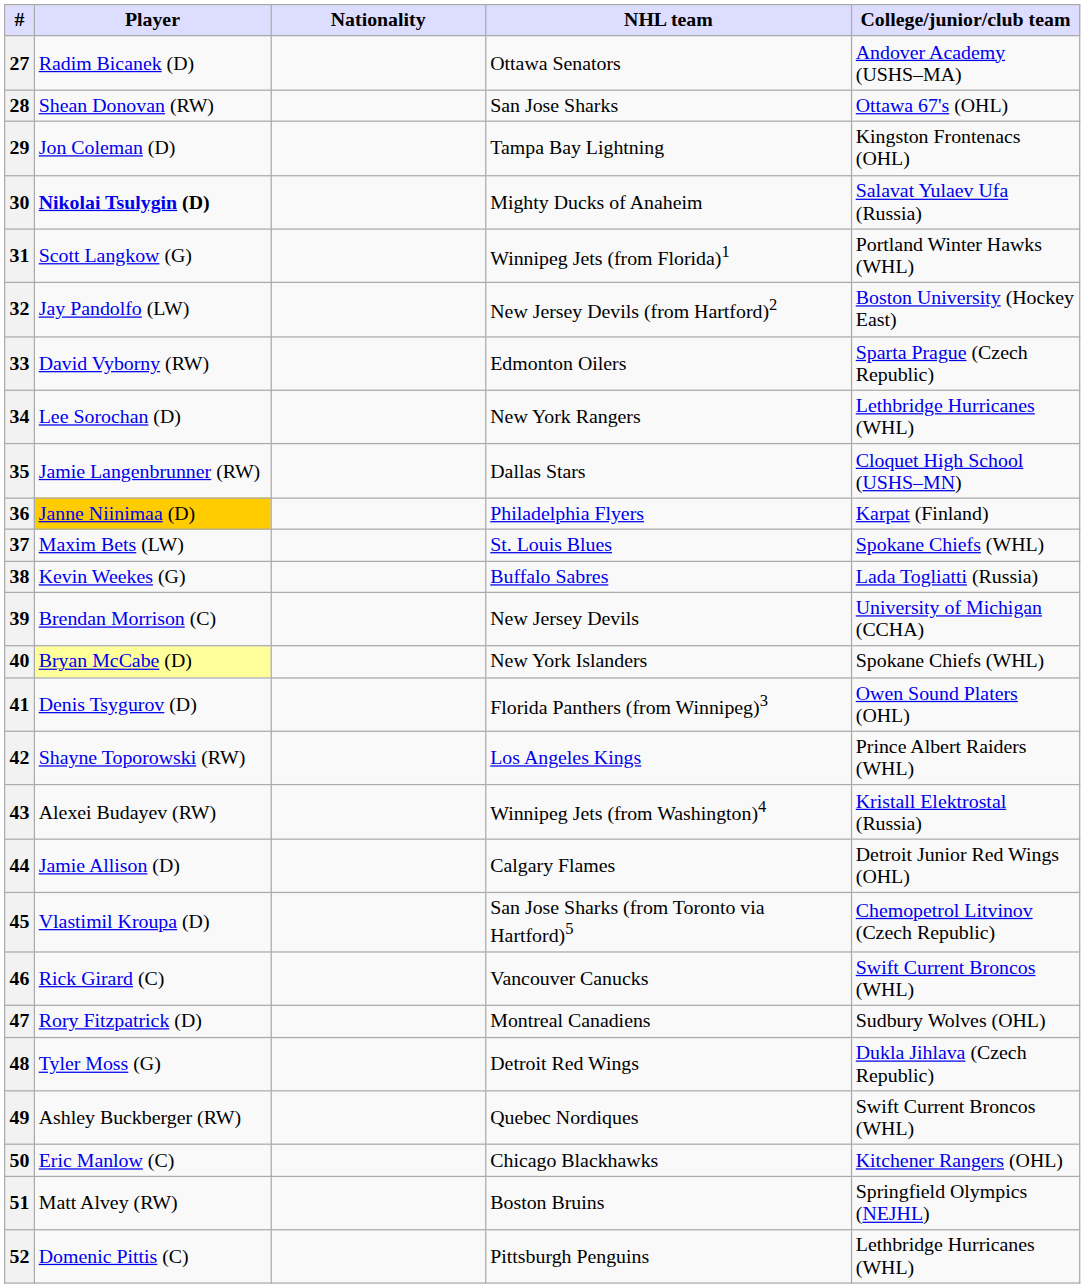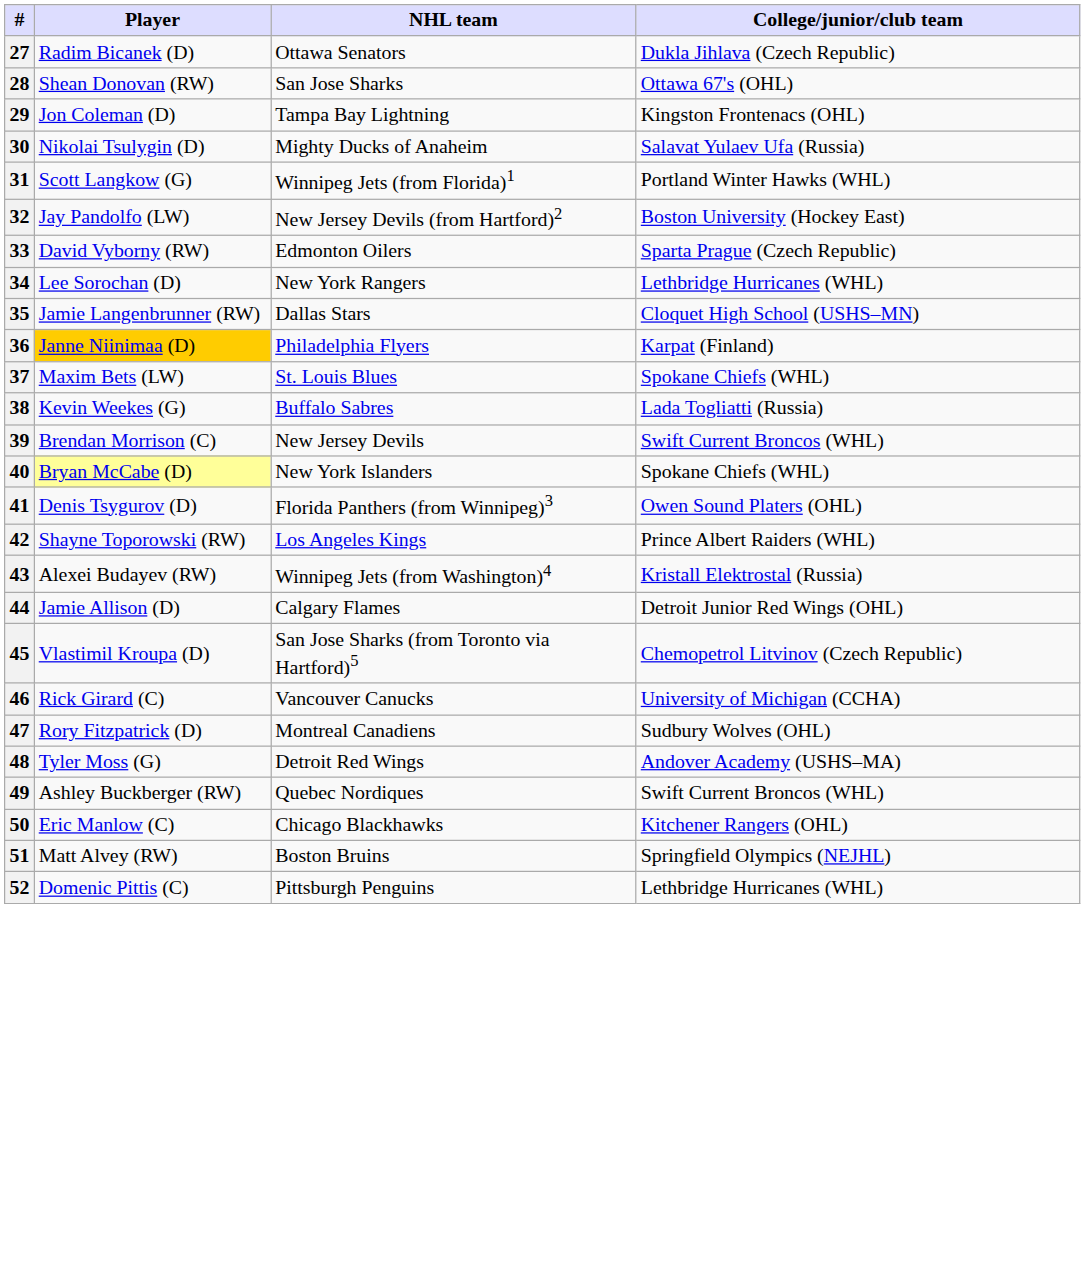- column: (378, 20)
(930, 62) Andover Academy (USHS–MA) -> (768, 51) Dukla Jihlava (Czech Republic)
(124, 201) bold -> (122, 146) normal
(949, 618) University of Michigan (CCHA) -> (762, 440) Swift Current Broncos (WHL)
(946, 978) Swift Current Broncos (WHL) -> (771, 698) University of Michigan (CCHA)
(941, 1063) Dukla Jihlava (Czech Republic) -> (771, 761) Andover Academy (USHS–MA)
